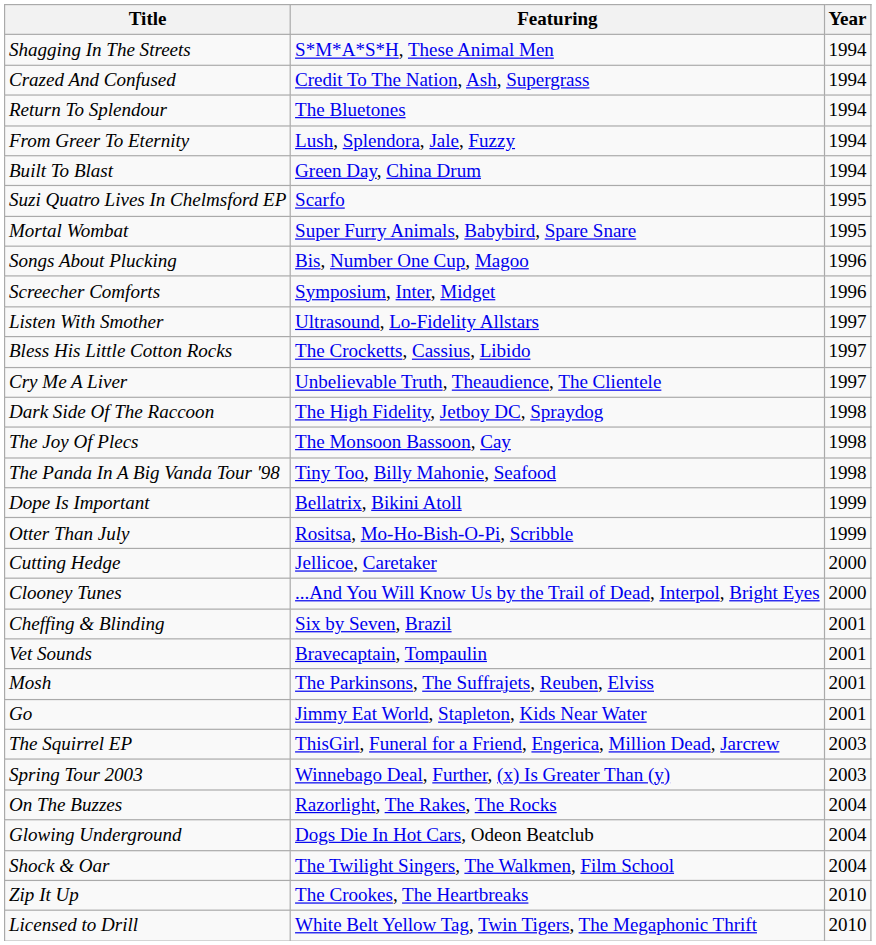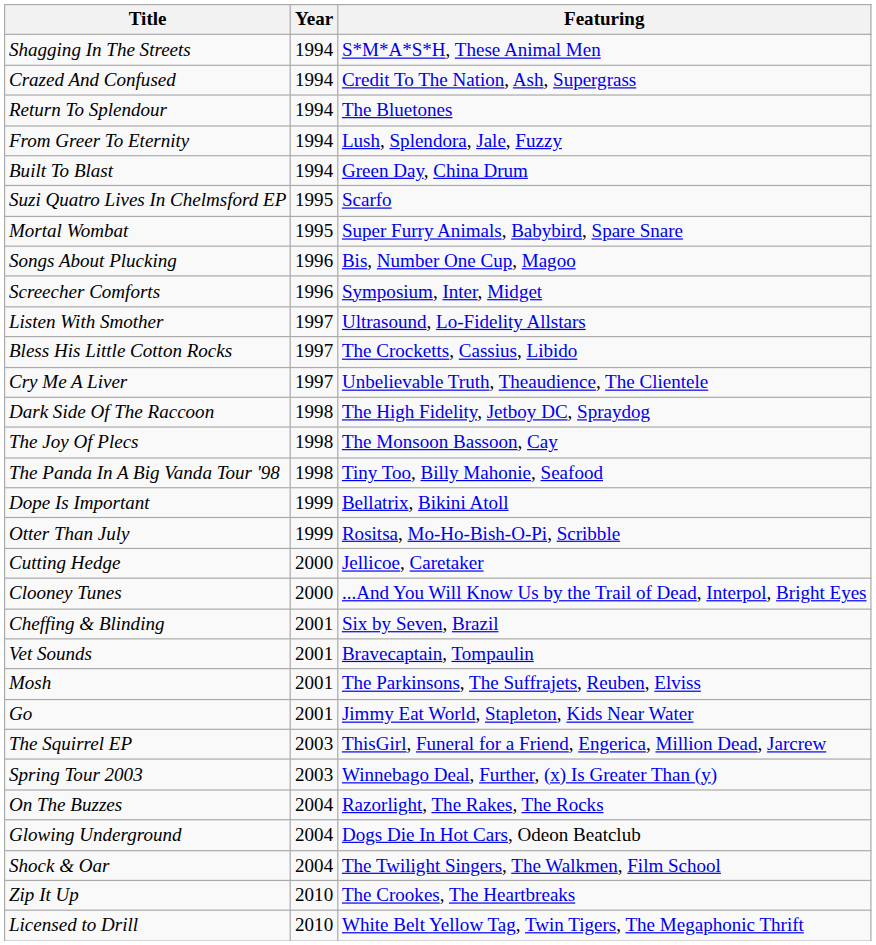columns swapped: (557, 19) <-> (847, 19)
